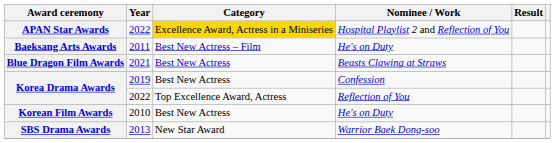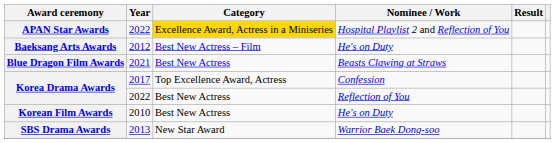(140, 46) 2011 -> (140, 46) 2012
(140, 79) 2019 -> (140, 79) 2017
(193, 79) Best New Actress -> (221, 79) Top Excellence Award, Actress
(221, 96) Top Excellence Award, Actress -> (193, 96) Best New Actress
